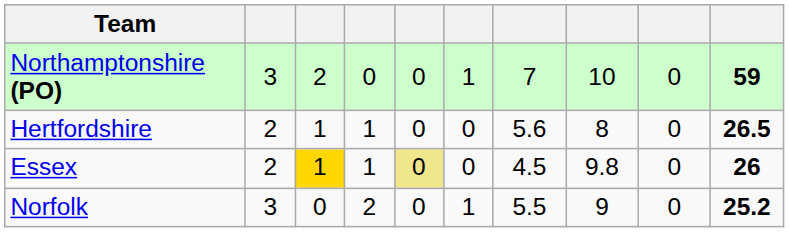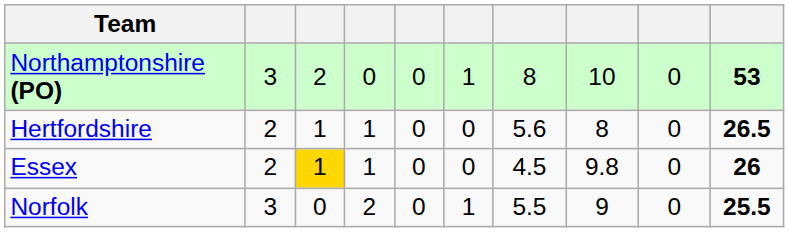(529, 76) 7 -> (529, 76) 8
(747, 76) 59 -> (747, 76) 53
(419, 167) khaki background -> (419, 167) no background
(747, 206) 25.2 -> (747, 206) 25.5
